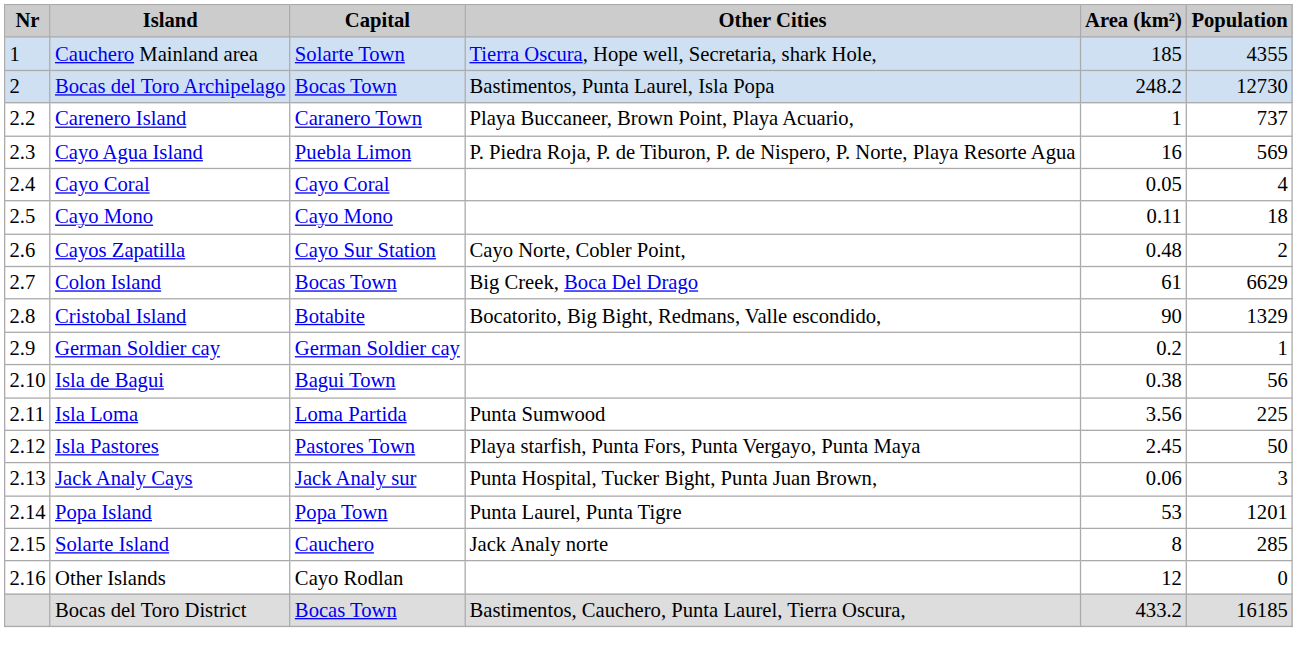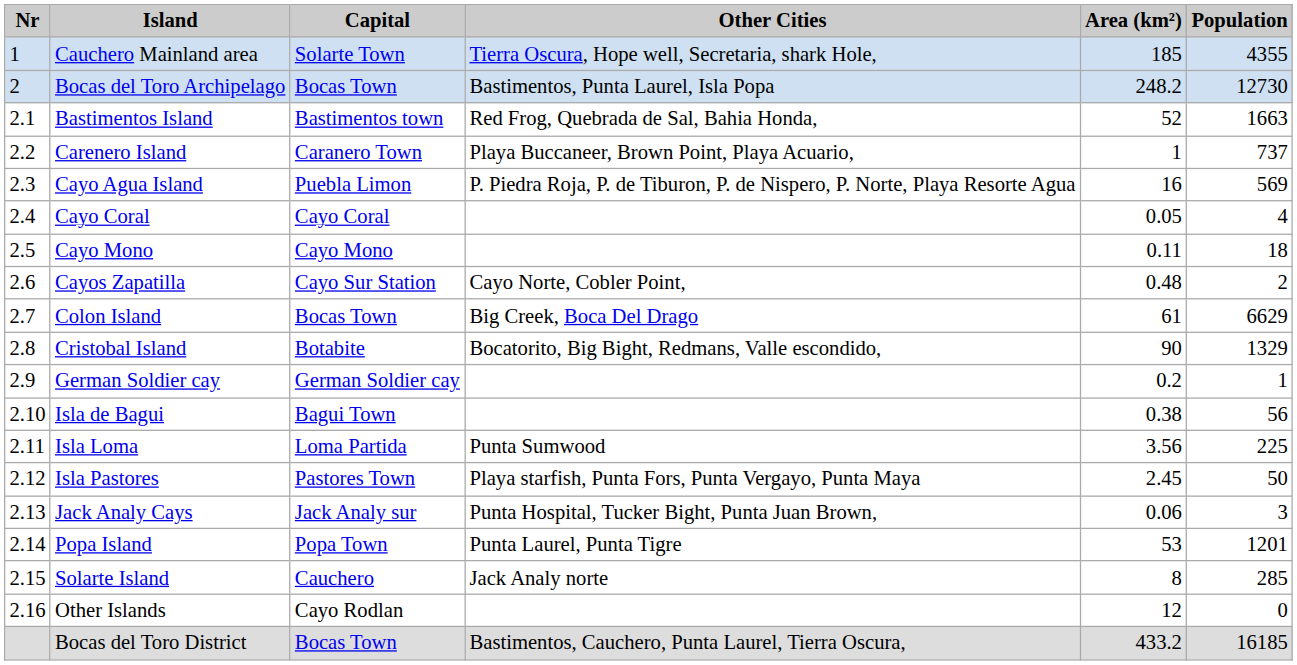+ row: (134, 119)
